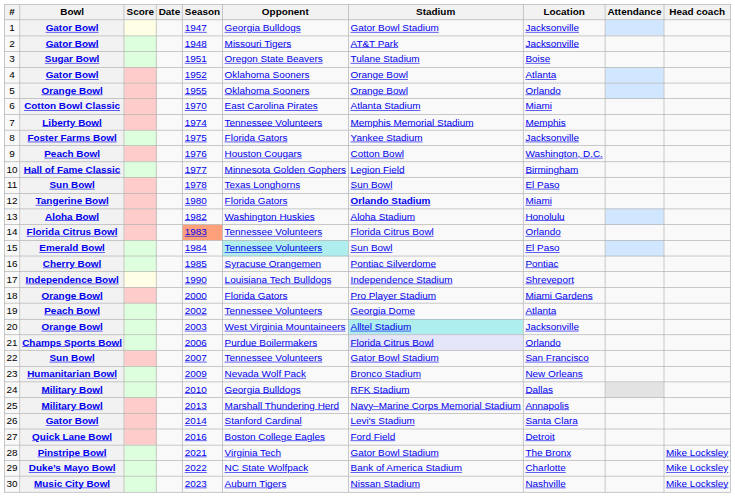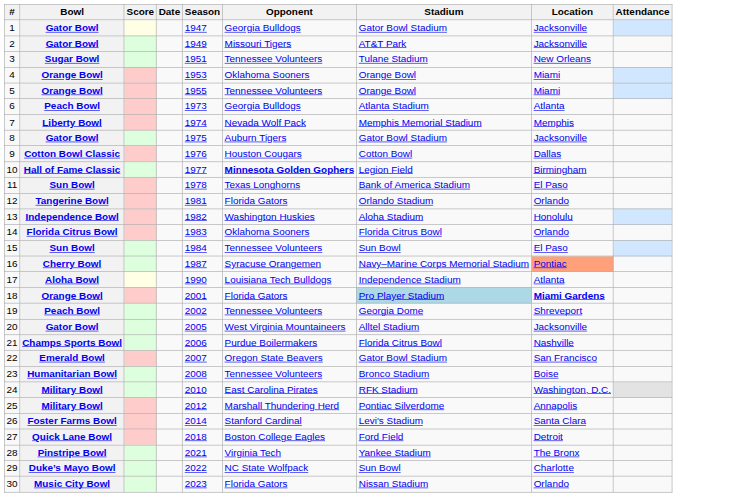- column: (697, 12)
(196, 43) 1948 -> (196, 43) 1949
(274, 59) Oregon State Beavers -> (273, 59) Tennessee Volunteers
(538, 59) Boise -> (562, 59) New Orleans
(72, 75) Gator Bowl -> (72, 75) Orange Bowl
(196, 75) 1952 -> (196, 75) 1953
(541, 75) Atlanta -> (547, 75) Miami
(267, 91) Oklahoma Sooners -> (273, 91) Tennessee Volunteers
(543, 91) Orlando -> (547, 91) Miami
(72, 106) Cotton Bowl Classic -> (72, 106) Peach Bowl
(196, 106) 1970 -> (196, 106) 1973
(271, 106) East Carolina Pirates -> (263, 106) Georgia Bulldogs
(539, 106) Miami -> (549, 106) Atlanta
(273, 122) Tennessee Volunteers -> (265, 122) Nevada Wolf Pack
(72, 138) Foster Farms Bowl -> (72, 138) Gator Bowl
(256, 138) Florida Gators -> (256, 138) Auburn Tigers
(387, 138) Yankee Stadium -> (403, 138) Gator Bowl Stadium
(72, 153) Peach Bowl -> (72, 153) Cotton Bowl Classic
(564, 153) Washington, D.C. -> (547, 153) Dallas
(285, 169) normal -> (289, 169) bold
(371, 185) Sun Bowl -> (414, 185) Bank of America Stadium
(196, 201) 1980 -> (196, 201) 1981
(390, 201) bold -> (396, 201) normal
(539, 201) Miami -> (551, 201) Orlando
(72, 216) Aloha Bowl -> (72, 216) Independence Bowl
(196, 232) lightsalmon background -> (196, 232) no background
(273, 232) Tennessee Volunteers -> (267, 232) Oklahoma Sooners
(72, 248) Emerald Bowl -> (72, 248) Sun Bowl
(273, 248) paleturquoise background -> (273, 248) no background
(196, 264) 1985 -> (196, 264) 1987
(393, 264) Pontiac Silverdome -> (444, 264) Navy–Marine Corps Memorial Stadium
(542, 264) no background -> (550, 264) lightsalmon background
(72, 279) Independence Bowl -> (72, 279) Aloha Bowl
(550, 279) Shreveport -> (549, 279) Atlanta
(196, 295) 2000 -> (196, 295) 2001
(393, 295) no background -> (401, 295) lightblue background
(559, 295) normal -> (569, 295) bold
(541, 311) Atlanta -> (558, 311) Shreveport
(72, 327) Orange Bowl -> (72, 327) Gator Bowl
(196, 327) 2003 -> (196, 327) 2005
(381, 327) paleturquoise background -> (389, 327) no background
(392, 342) lavender background -> (400, 342) no background
(543, 342) Orlando -> (554, 342) Nashville
(72, 358) Sun Bowl -> (72, 358) Emerald Bowl
(273, 358) Tennessee Volunteers -> (274, 358) Oregon State Beavers
(196, 374) 2009 -> (196, 374) 2008
(265, 374) Nevada Wolf Pack -> (273, 374) Tennessee Volunteers
(554, 374) New Orleans -> (546, 374) Boise
(263, 389) Georgia Bulldogs -> (271, 389) East Carolina Pirates
(539, 389) Dallas -> (572, 389) Washington, D.C.
(196, 405) 2013 -> (196, 405) 2012
(436, 405) Navy–Marine Corps Memorial Stadium -> (401, 405) Pontiac Silverdome
(72, 421) Gator Bowl -> (72, 421) Foster Farms Bowl
(196, 437) 2016 -> (196, 437) 2018
(395, 452) Gator Bowl Stadium -> (395, 452) Yankee Stadium
(406, 468) Bank of America Stadium -> (380, 468) Sun Bowl
(256, 484) Auburn Tigers -> (256, 484) Florida Gators
(546, 484) Nashville -> (551, 484) Orlando
